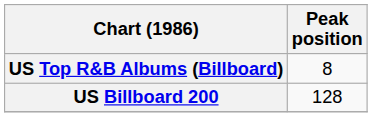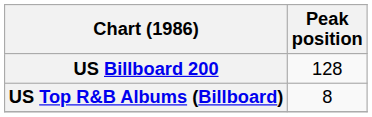rows swapped: (146, 97) <-> (146, 68)
